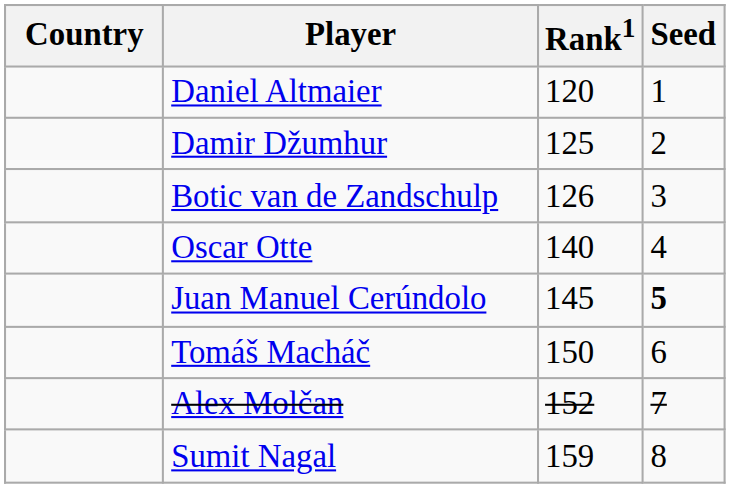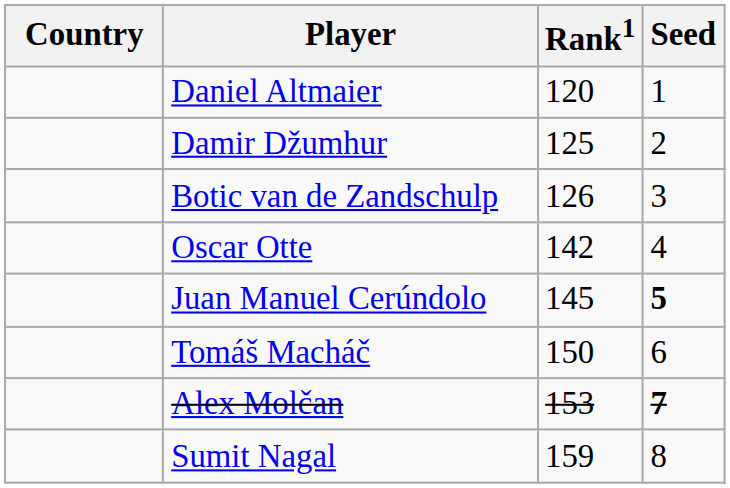(570, 247) 140 -> (570, 247) 142
(570, 403) 152 -> (570, 403) 153
(659, 403) normal -> (659, 403) bold
